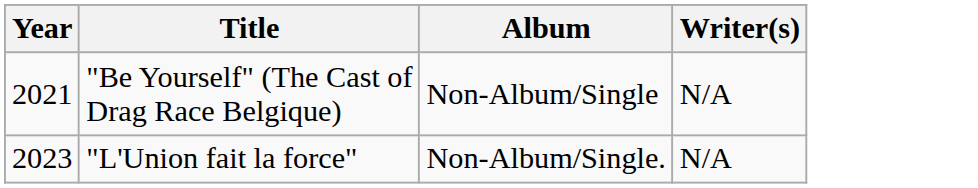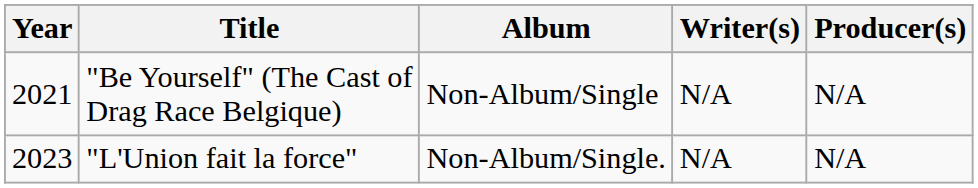+ column: (890, 28)
